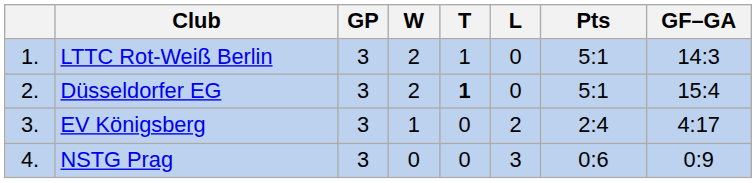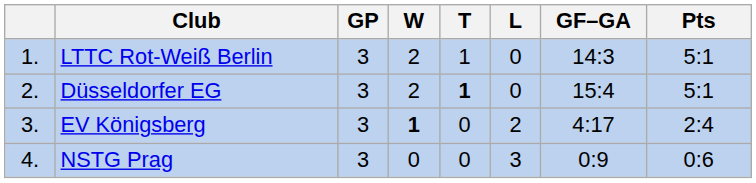columns swapped: (699, 21) <-> (593, 21)
(414, 125) normal -> (414, 125) bold
